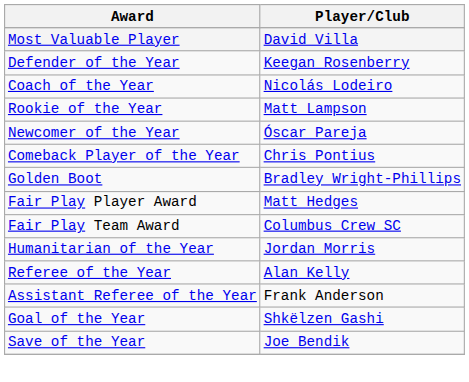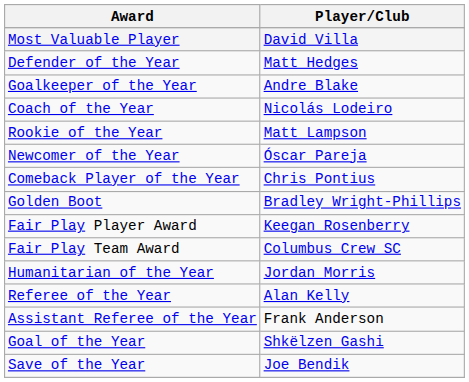(337, 63) Keegan Rosenberry -> (311, 63) Matt Hedges
+ row: (102, 86)
(311, 203) Matt Hedges -> (337, 226) Keegan Rosenberry
